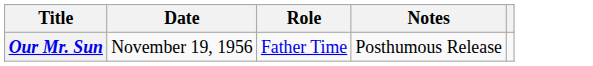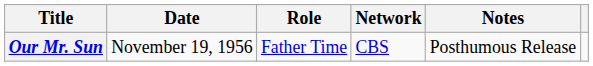+ column: (388, 18)
